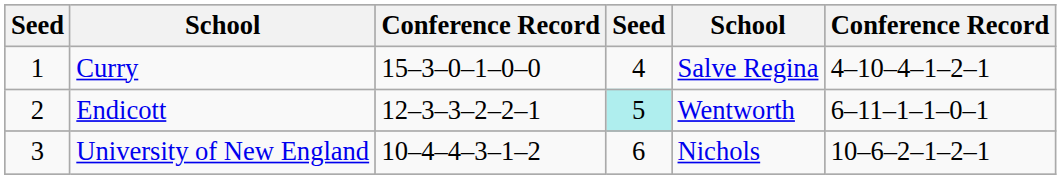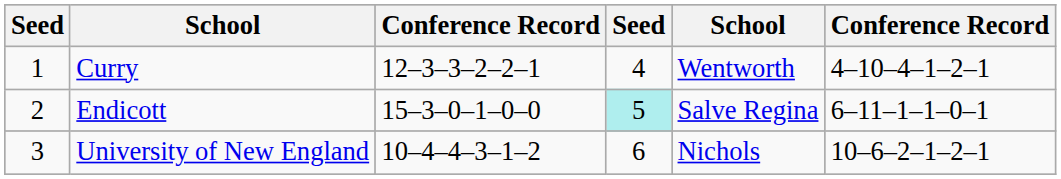(461, 67) 15–3–0–1–0–0 -> (461, 67) 12–3–3–2–2–1
(748, 67) Salve Regina -> (736, 67) Wentworth
(461, 109) 12–3–3–2–2–1 -> (461, 109) 15–3–0–1–0–0
(736, 109) Wentworth -> (748, 109) Salve Regina
